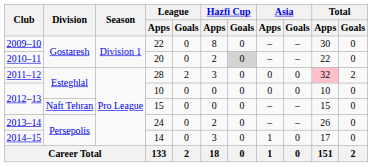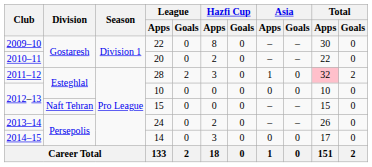(242, 59) lightgrey background -> (242, 59) no background
(270, 75) 0 -> (270, 75) 1
(270, 138) 1 -> (270, 138) 0
